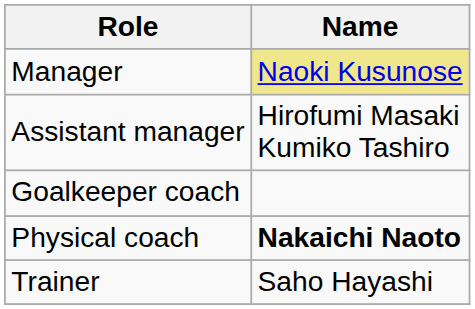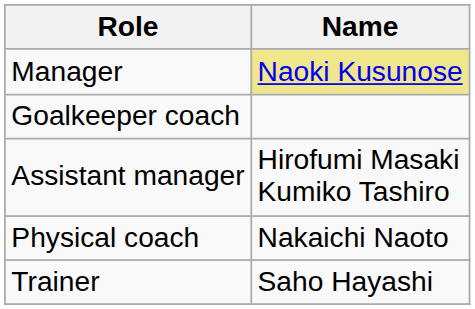rows swapped: (128, 131) <-> (126, 192)
(359, 237) bold -> (353, 237) normal
